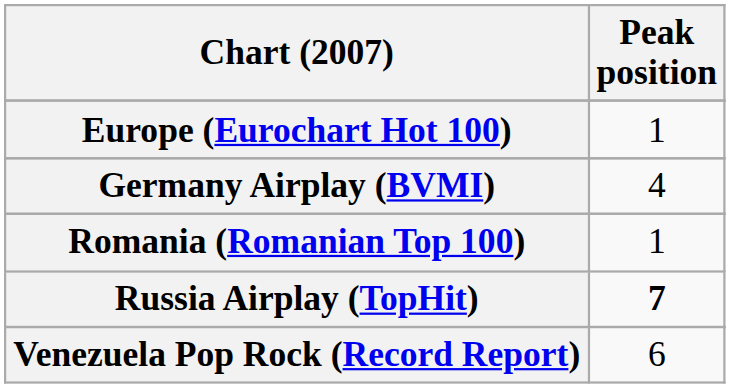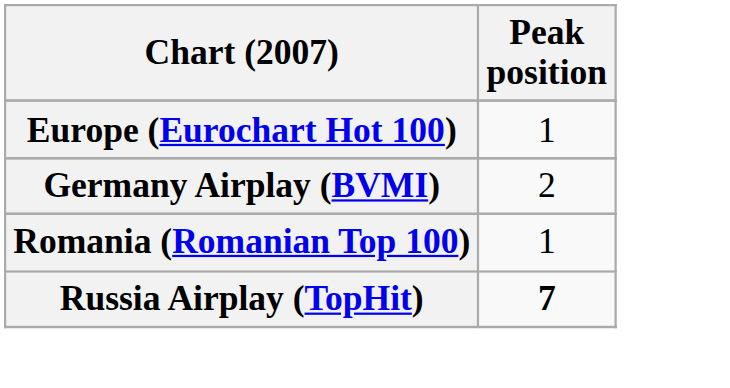(657, 185) 4 -> (547, 185) 2
- row: (297, 354)
